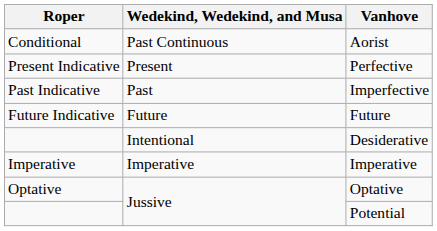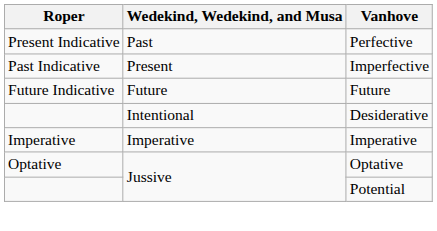- row: (369, 41)
(150, 66) Present -> (140, 41) Past
(140, 90) Past -> (150, 66) Present
